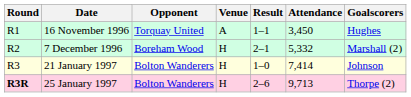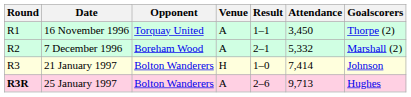(364, 30) Hughes -> (371, 30) Thorpe (2)
(223, 48) H -> (223, 48) A
(223, 83) H -> (223, 83) A
(371, 83) Thorpe (2) -> (364, 83) Hughes
